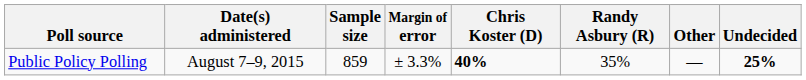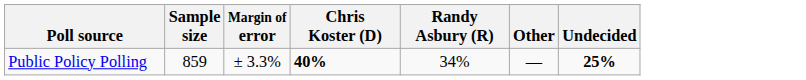- column: (245, 26)
(615, 61) 35% -> (455, 61) 34%
